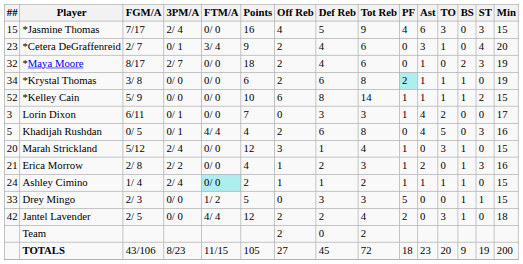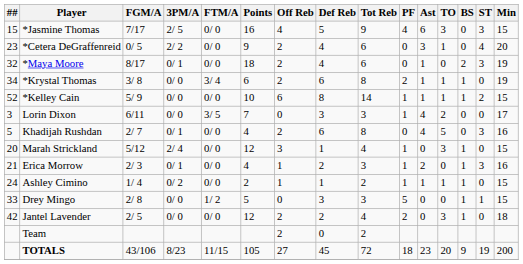(175, 30) 2/ 4 -> (175, 30) 2/ 5
(134, 47) 2/ 7 -> (134, 47) 0/ 5
(175, 47) 0/ 1 -> (175, 47) 2/ 2
(212, 47) 3/ 4 -> (212, 47) 0/ 0
(175, 64) 2/ 7 -> (175, 64) 0/ 1
(212, 81) 0/ 0 -> (212, 81) 3/ 4
(405, 81) paleturquoise background -> (405, 81) no background
(175, 115) 0/ 1 -> (175, 115) 0/ 0
(212, 115) 0/ 0 -> (212, 115) 3/ 5
(134, 132) 0/ 5 -> (134, 132) 2/ 7
(212, 132) 4/ 4 -> (212, 132) 0/ 0
(134, 166) 2/ 8 -> (134, 166) 2/ 3
(175, 166) 2/ 2 -> (175, 166) 0/ 1
(175, 183) 2/ 4 -> (175, 183) 0/ 2
(212, 183) paleturquoise background -> (212, 183) no background
(134, 200) 2/ 3 -> (134, 200) 2/ 8
(212, 217) 4/ 4 -> (212, 217) 0/ 0
